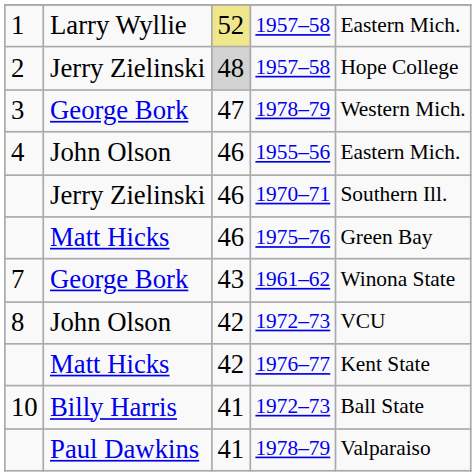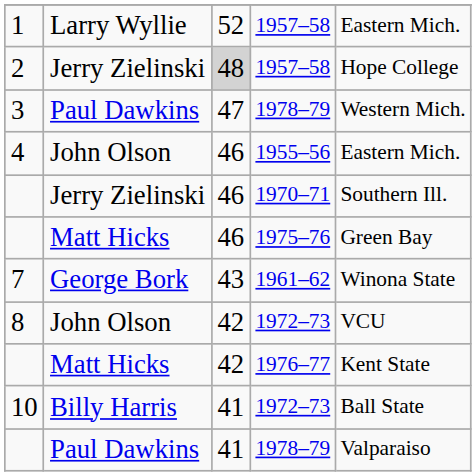(231, 25) khaki background -> (231, 25) no background
(119, 110) George Bork -> (125, 110) Paul Dawkins
